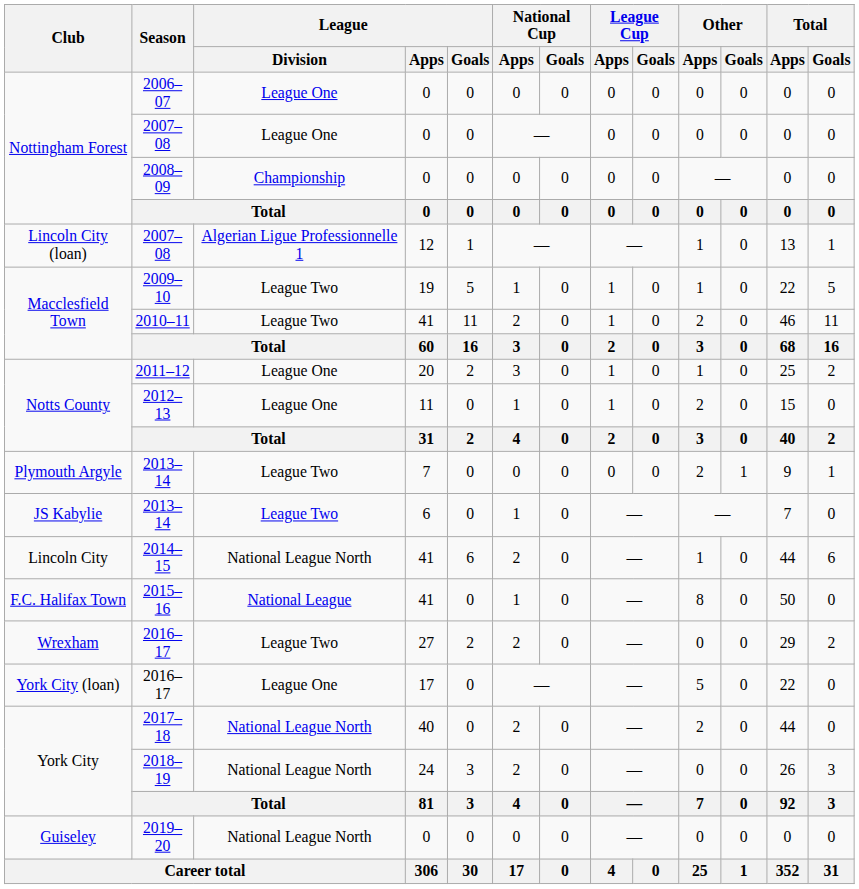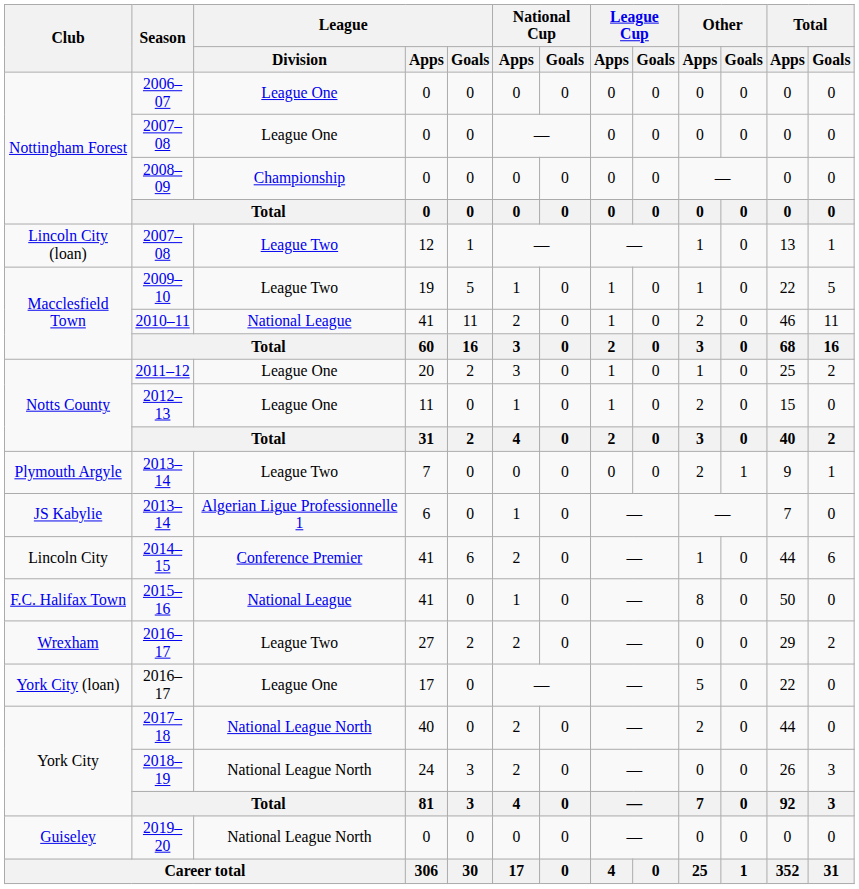(299, 245) Algerian Ligue Professionnelle 1 -> (299, 245) League Two
(299, 321) League Two -> (299, 321) National League
(299, 515) League Two -> (299, 515) Algerian Ligue Professionnelle 1
(299, 557) National League North -> (299, 557) Conference Premier
